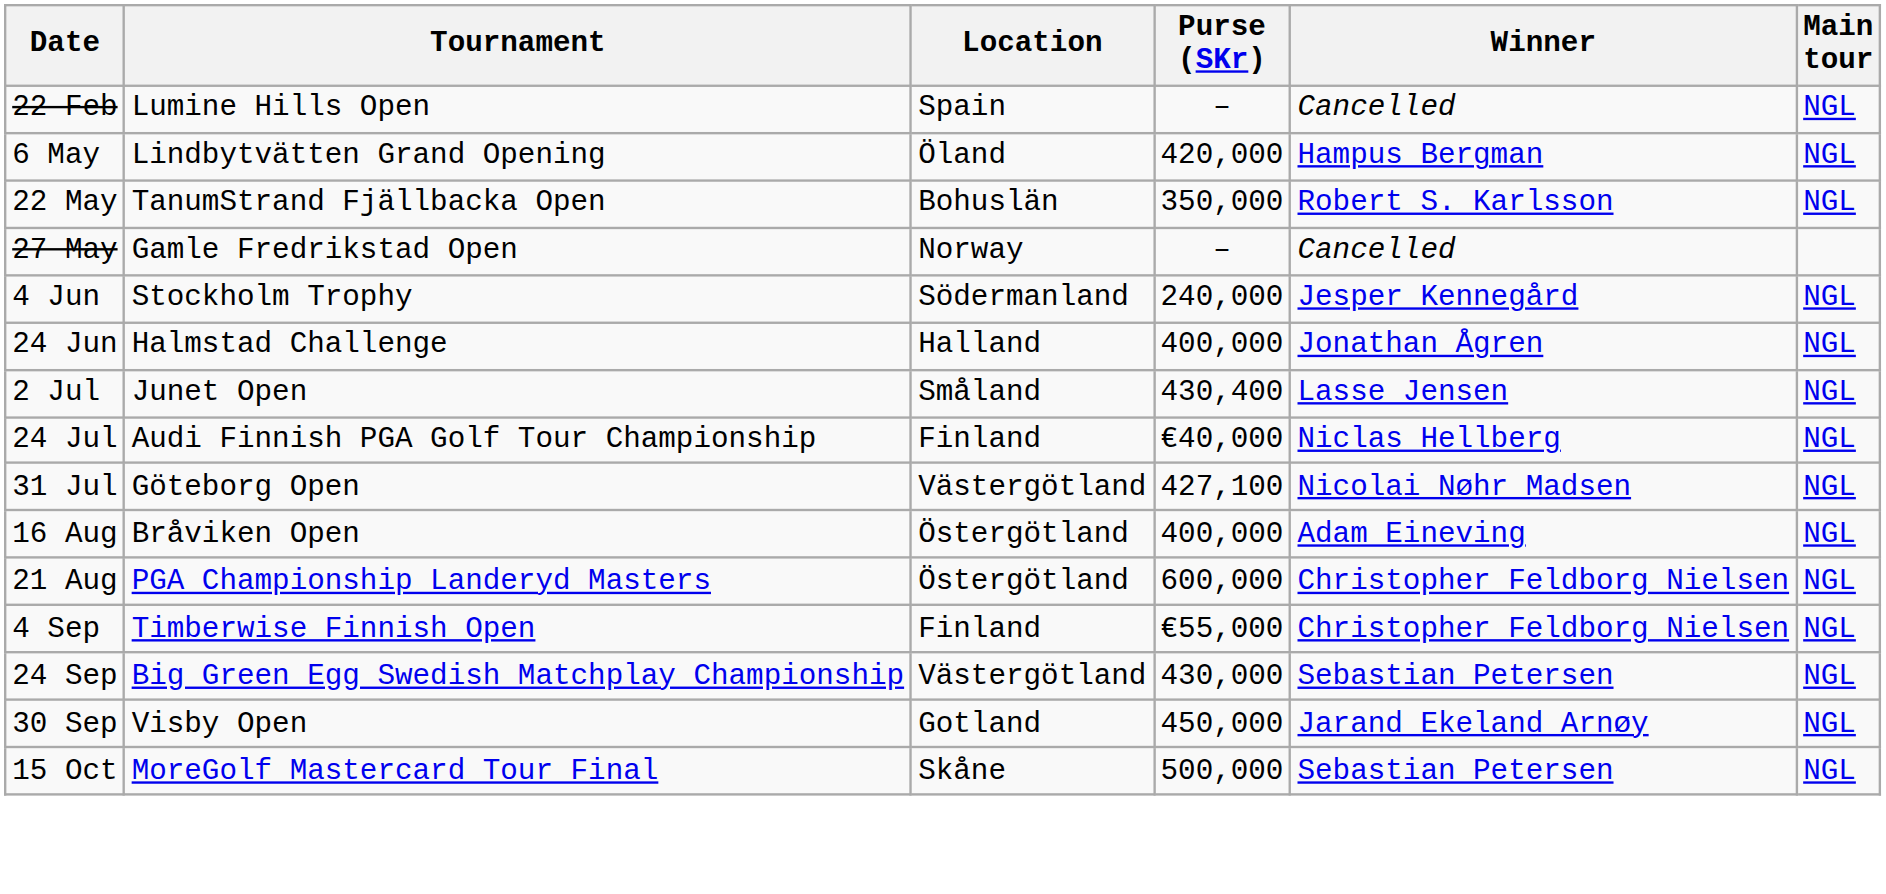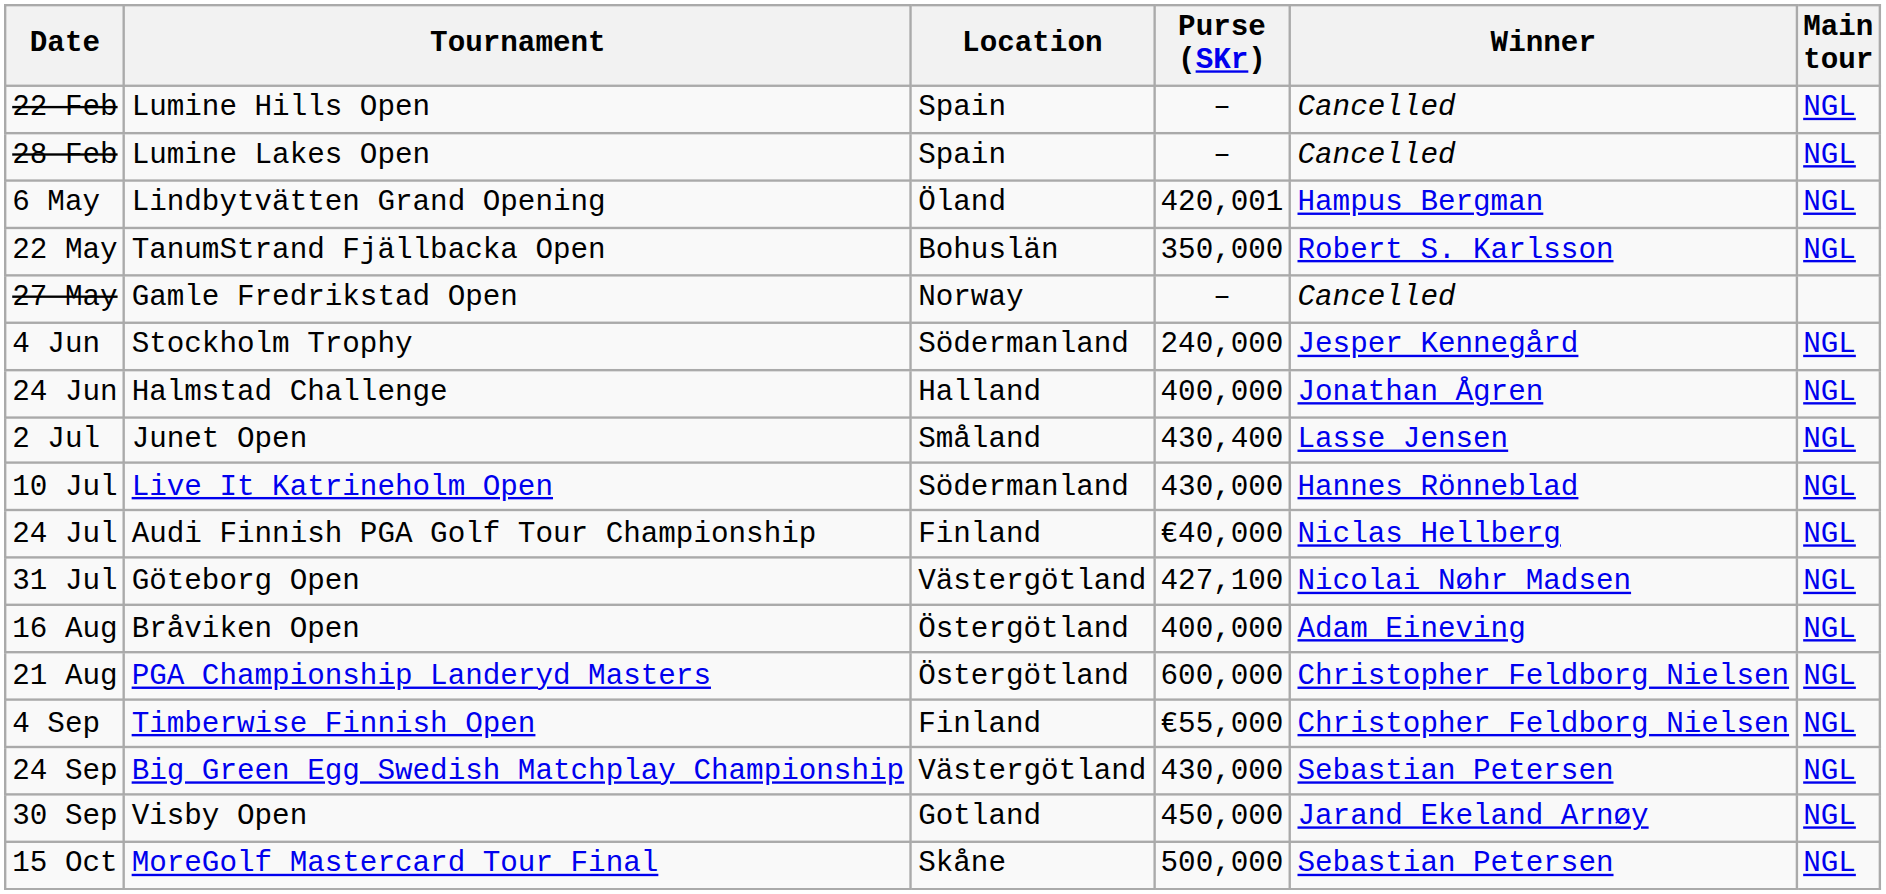+ row: (65, 157)
(1222, 157) 420,000 -> (1222, 204) 420,001
+ row: (65, 488)
